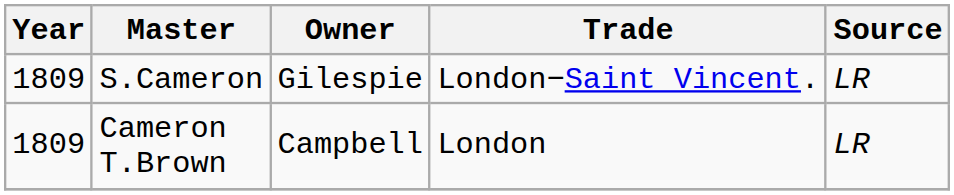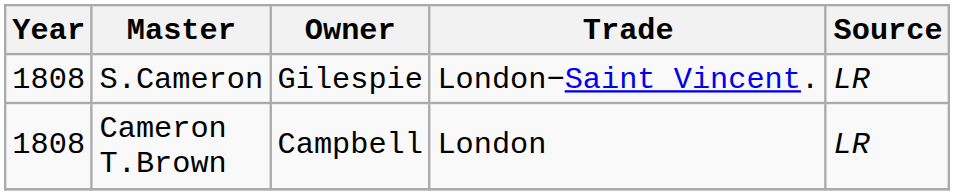(49, 79) 1809 -> (49, 79) 1808
(49, 146) 1809 -> (49, 146) 1808
